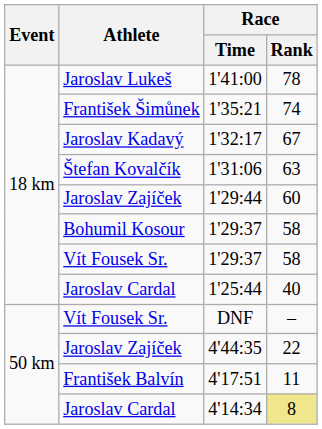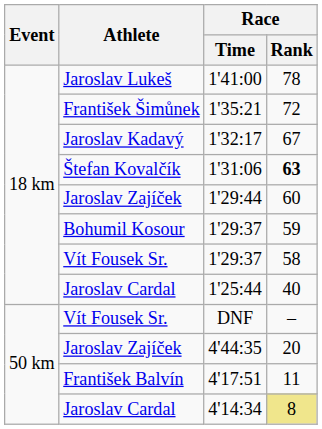(292, 109) 74 -> (292, 109) 72
(292, 169) normal -> (292, 169) bold
(292, 229) 58 -> (292, 229) 59
(292, 349) 22 -> (292, 349) 20
